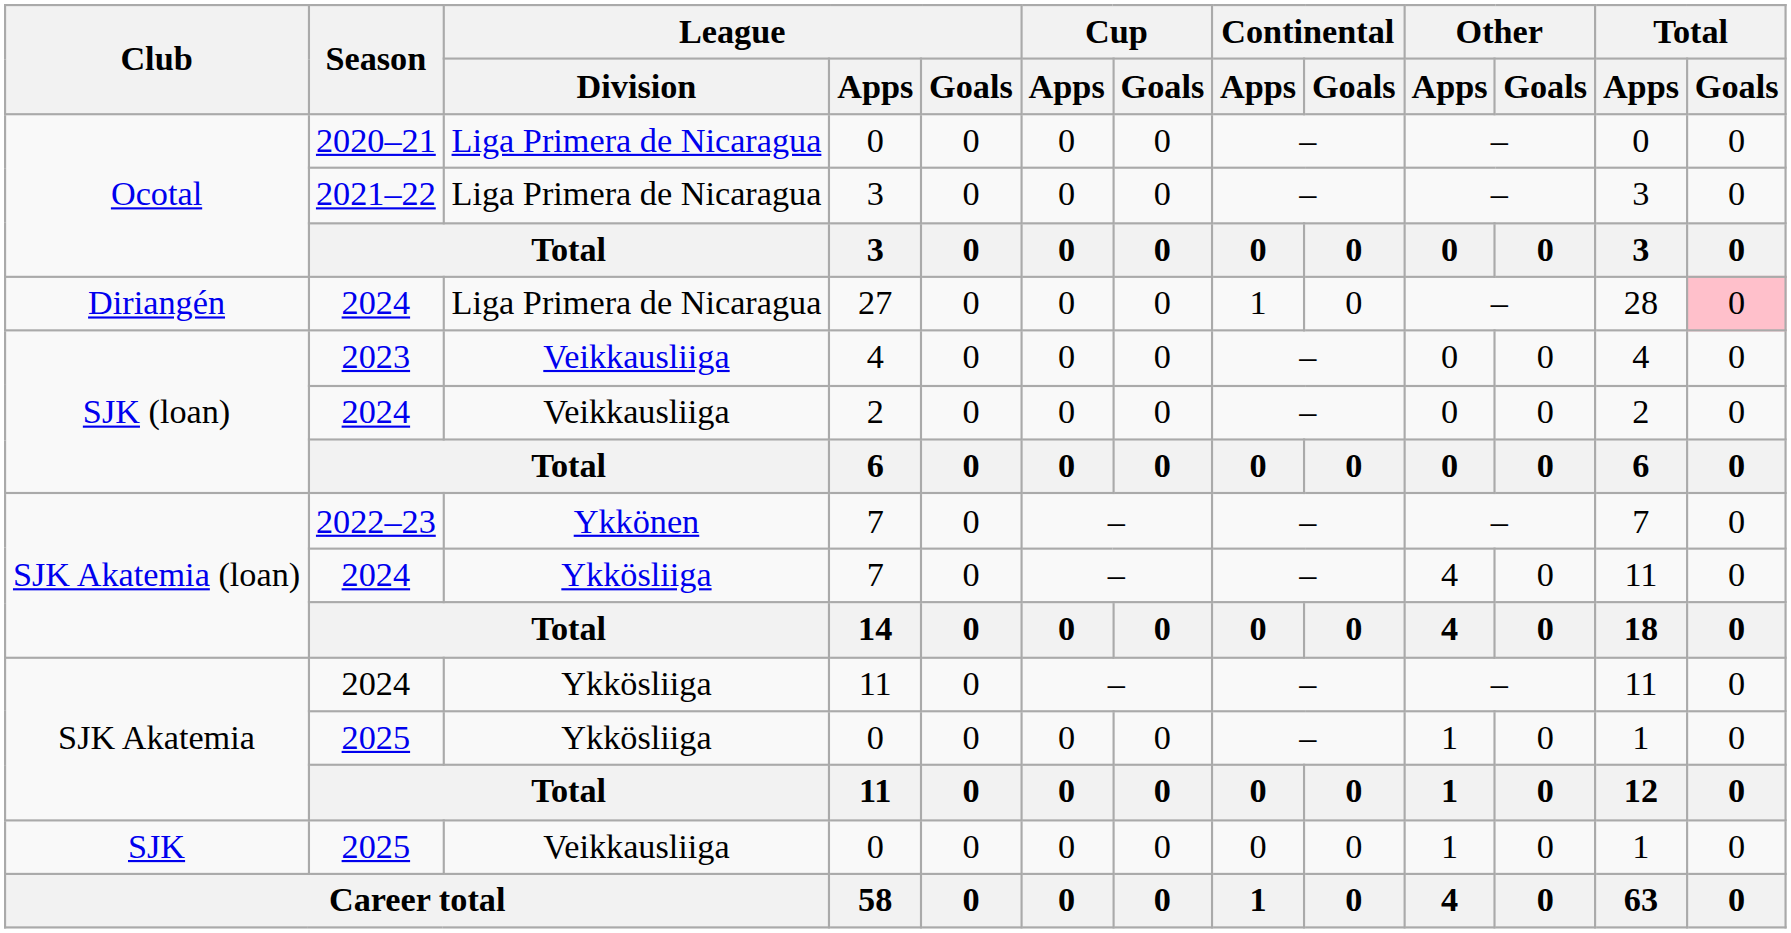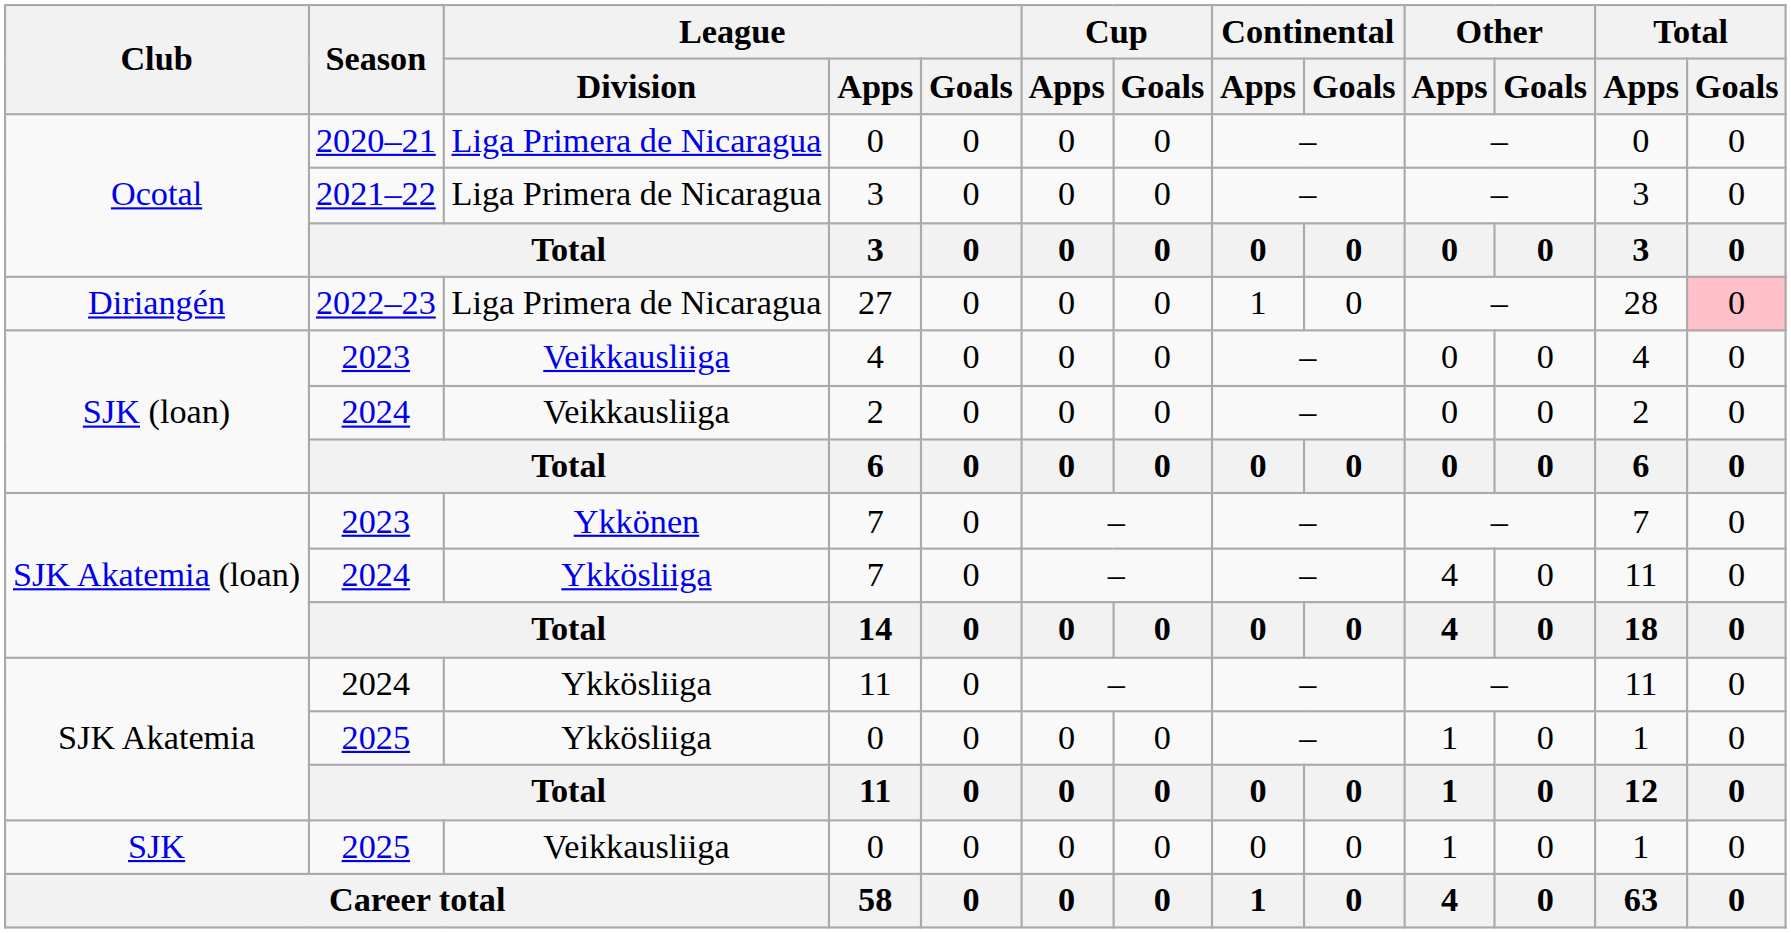(376, 303) 2024 -> (376, 303) 2022–23
(376, 520) 2022–23 -> (376, 520) 2023
